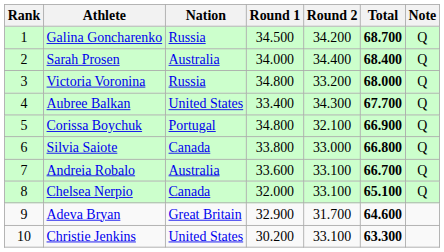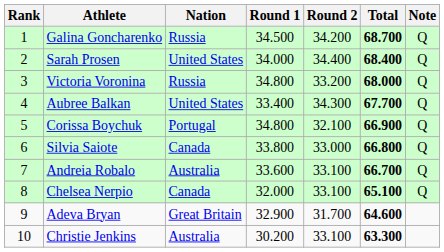(194, 59) Australia -> (206, 59) United States
(206, 236) United States -> (194, 236) Australia
